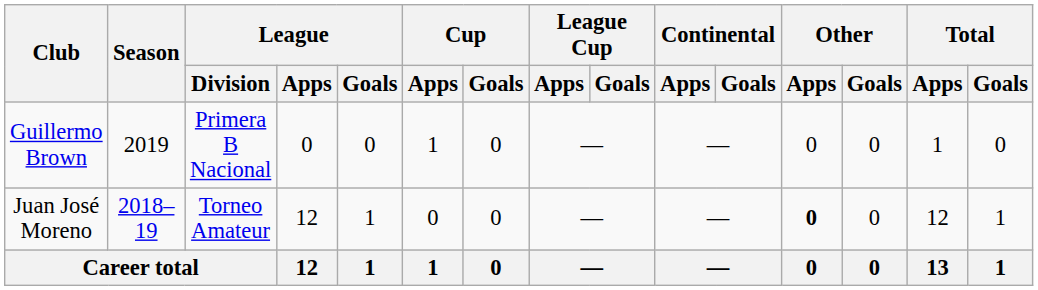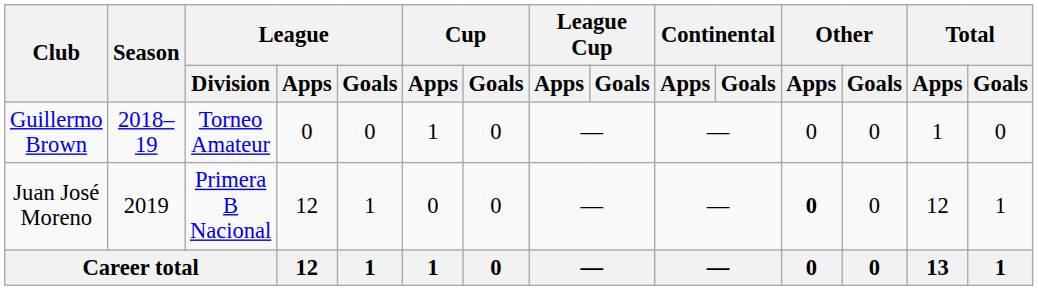(146, 144) 2019 -> (146, 132) 2018–19
(231, 144) Primera B Nacional -> (231, 132) Torneo Amateur
(146, 218) 2018–19 -> (146, 205) 2019
(231, 218) Torneo Amateur -> (231, 205) Primera B Nacional
